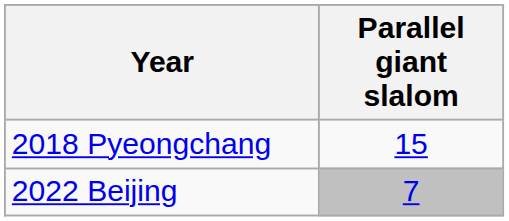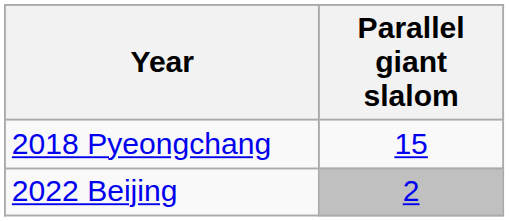(411, 191) 7 -> (411, 191) 2
